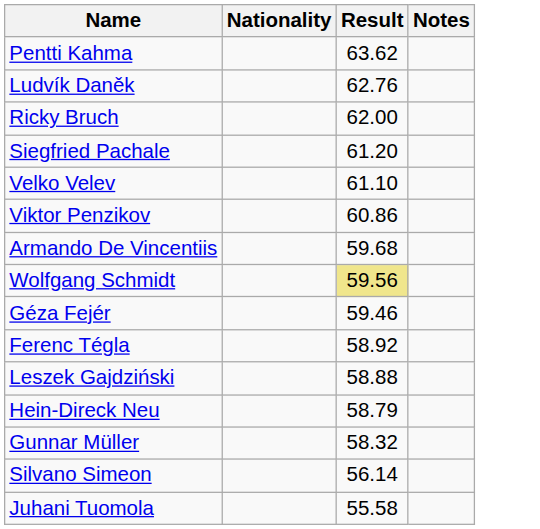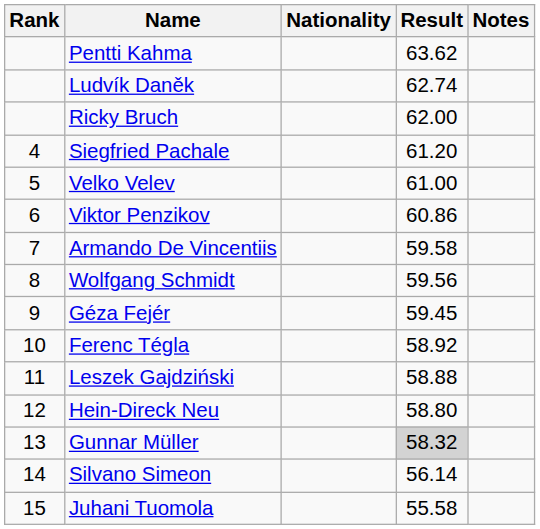+ column: (34, 20)
(372, 85) 62.76 -> (432, 85) 62.74
(372, 183) 61.10 -> (432, 183) 61.00
(372, 248) 59.68 -> (432, 248) 59.58
(372, 280) khaki background -> (432, 280) no background
(372, 313) 59.46 -> (432, 313) 59.45
(372, 410) 58.79 -> (432, 410) 58.80
(372, 442) no background -> (432, 442) lightgrey background
